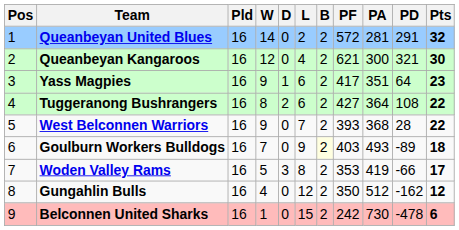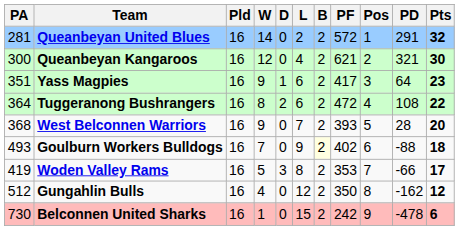columns swapped: (20, 15) <-> (377, 15)
(348, 103) 427 -> (345, 103) 472
(437, 125) 22 -> (437, 125) 20
(348, 147) 403 -> (345, 147) 402
(406, 147) -89 -> (406, 147) -88
